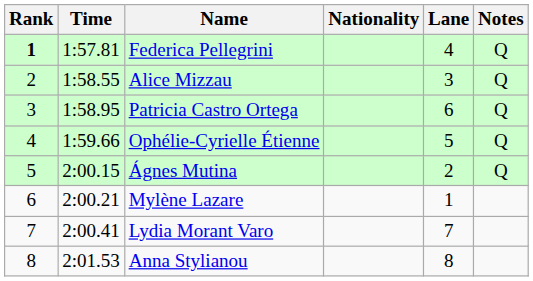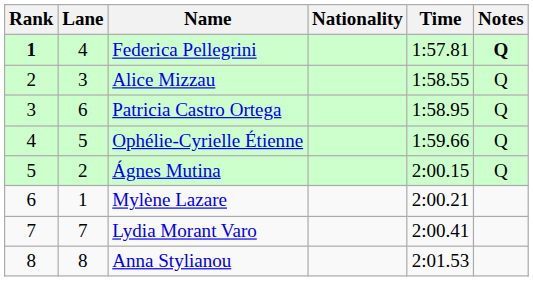columns swapped: (449, 19) <-> (91, 19)
(501, 49) normal -> (501, 49) bold
